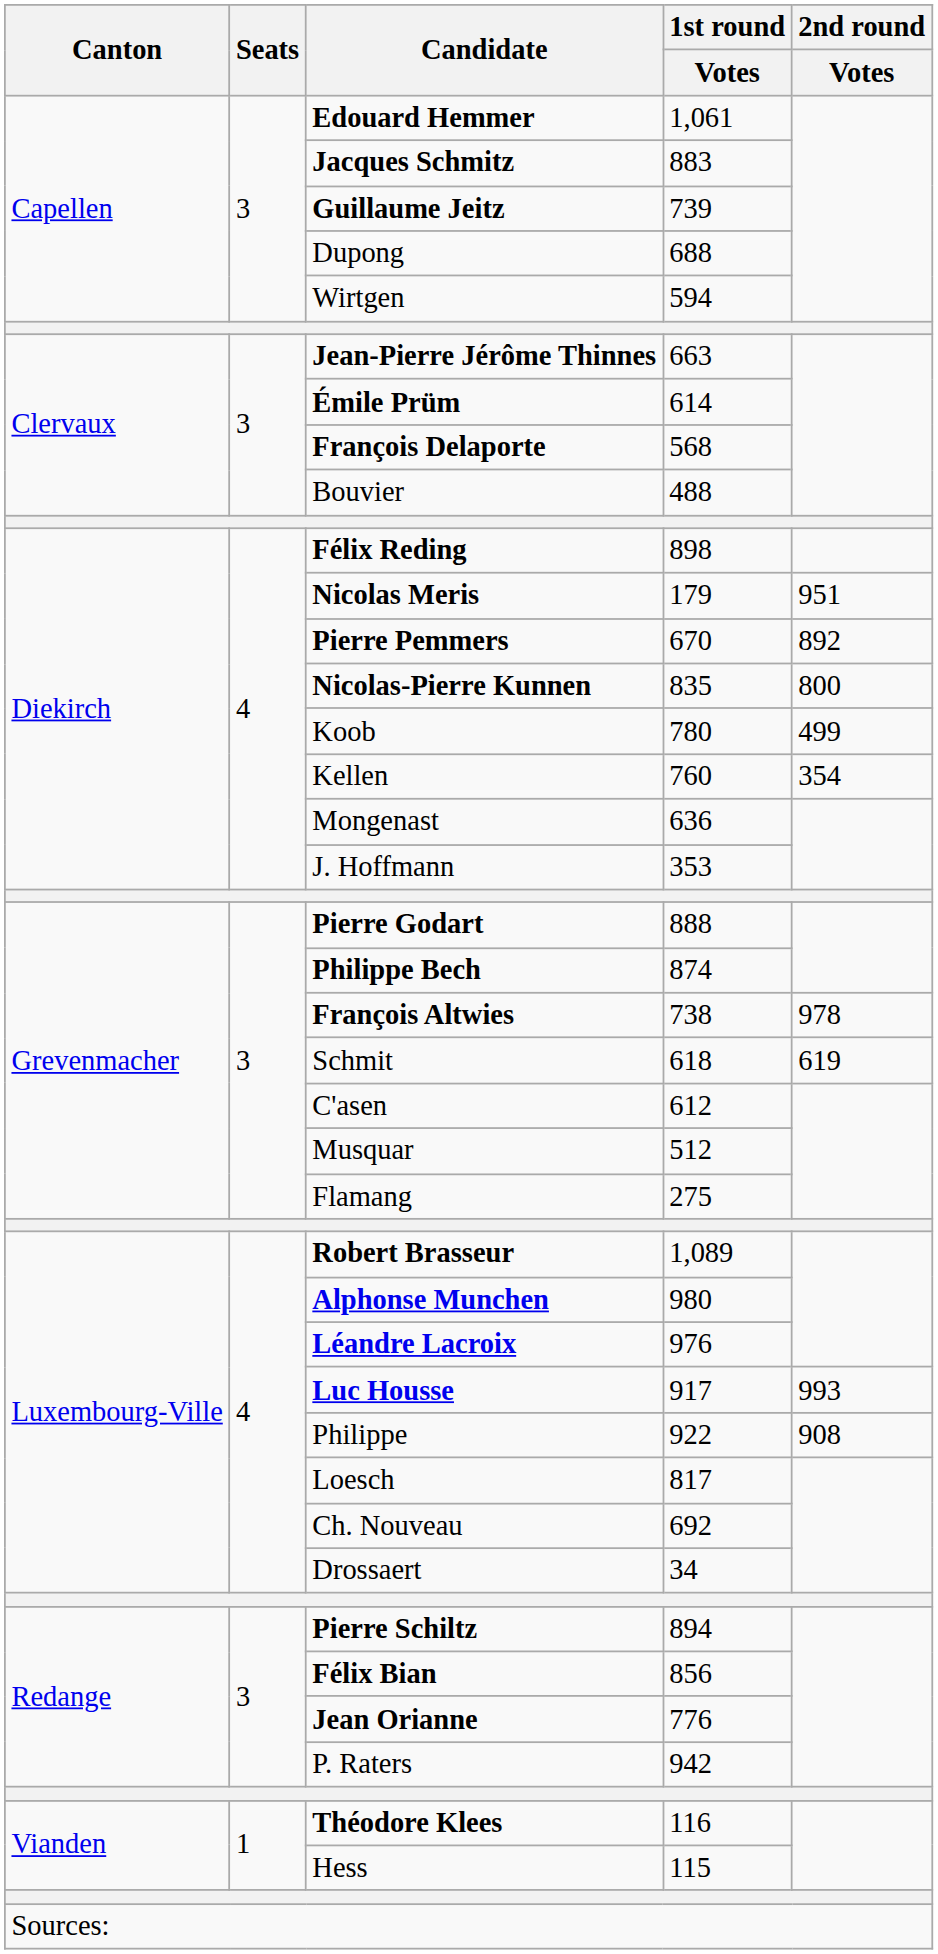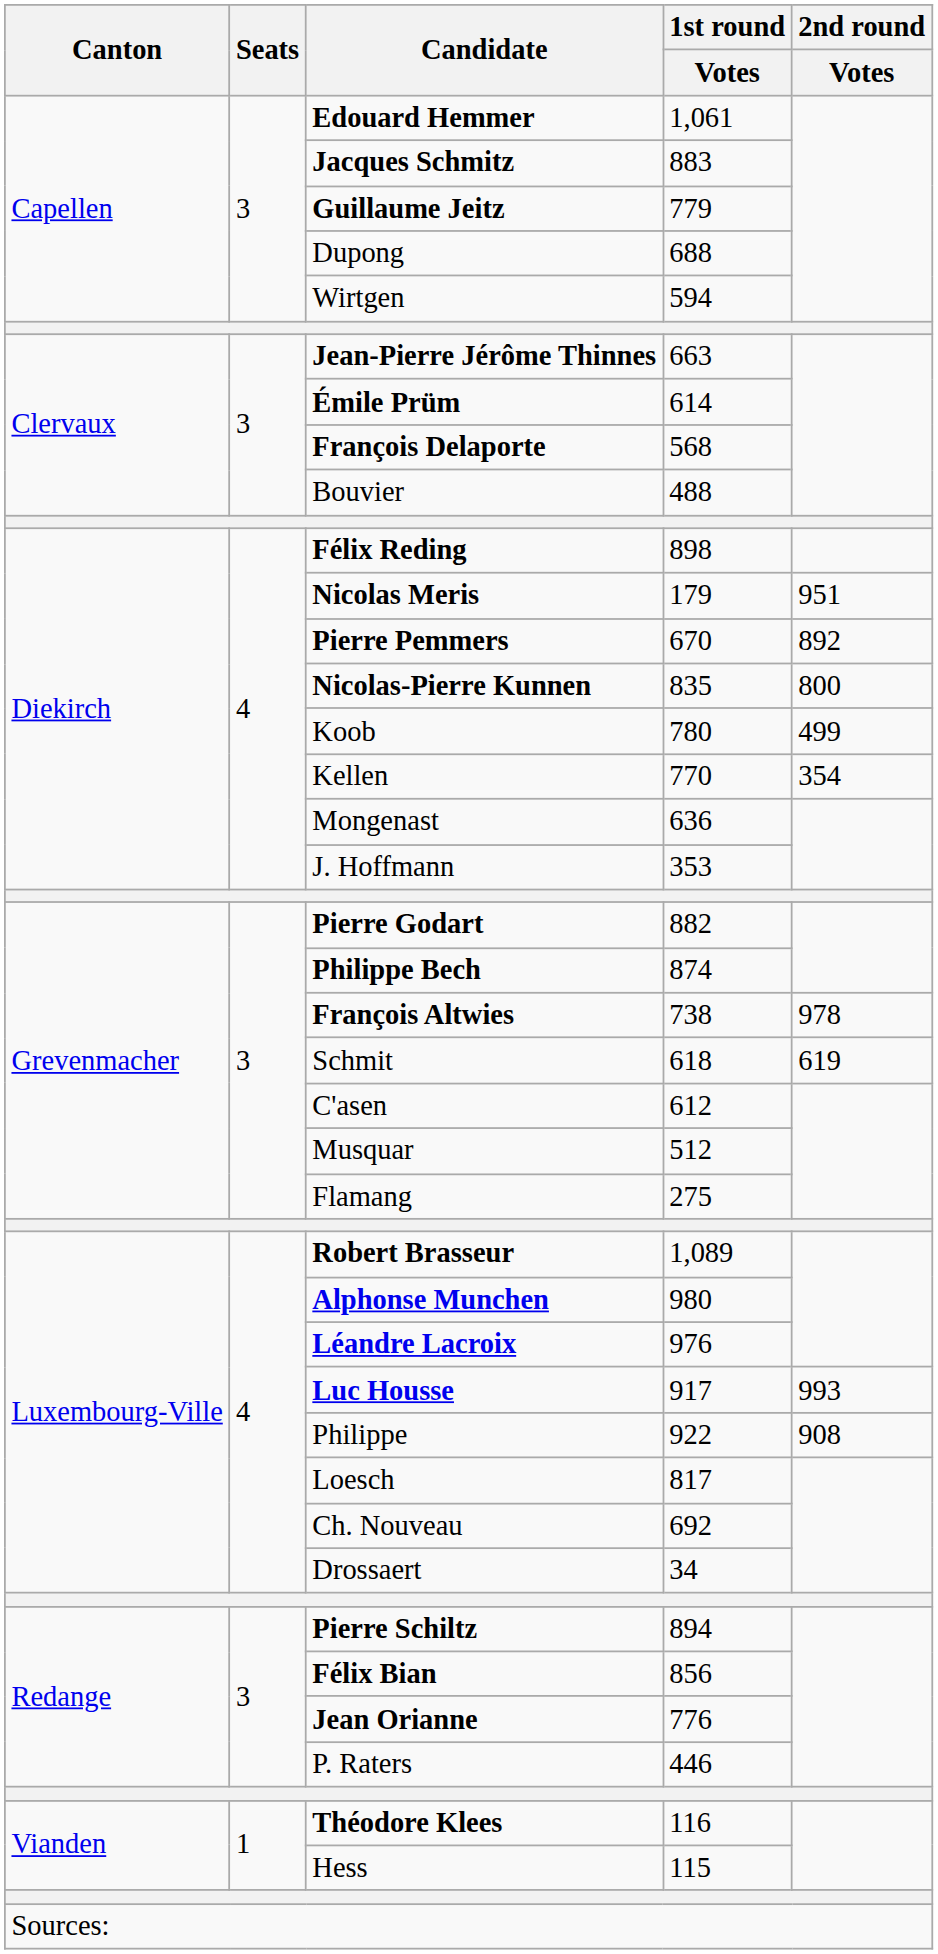(691, 207) 739 -> (691, 207) 779
(691, 776) 760 -> (691, 776) 770
(691, 924) 888 -> (691, 924) 882
(691, 1763) 942 -> (691, 1763) 446
